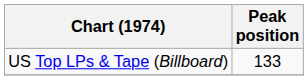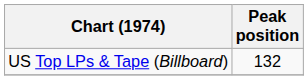(267, 61) 133 -> (267, 61) 132
